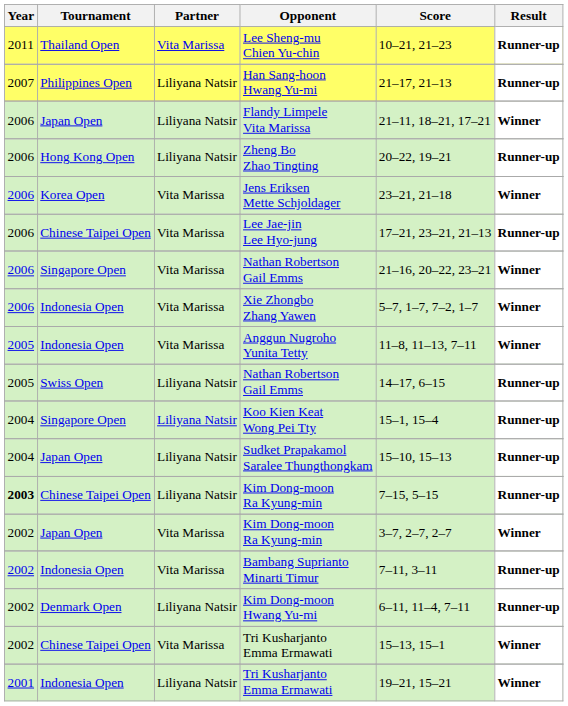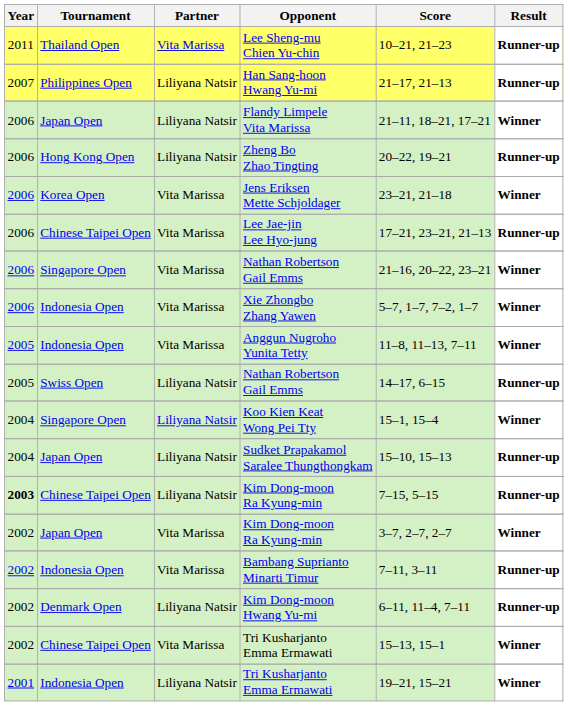(529, 420) Runner-up -> (519, 420) Winner
